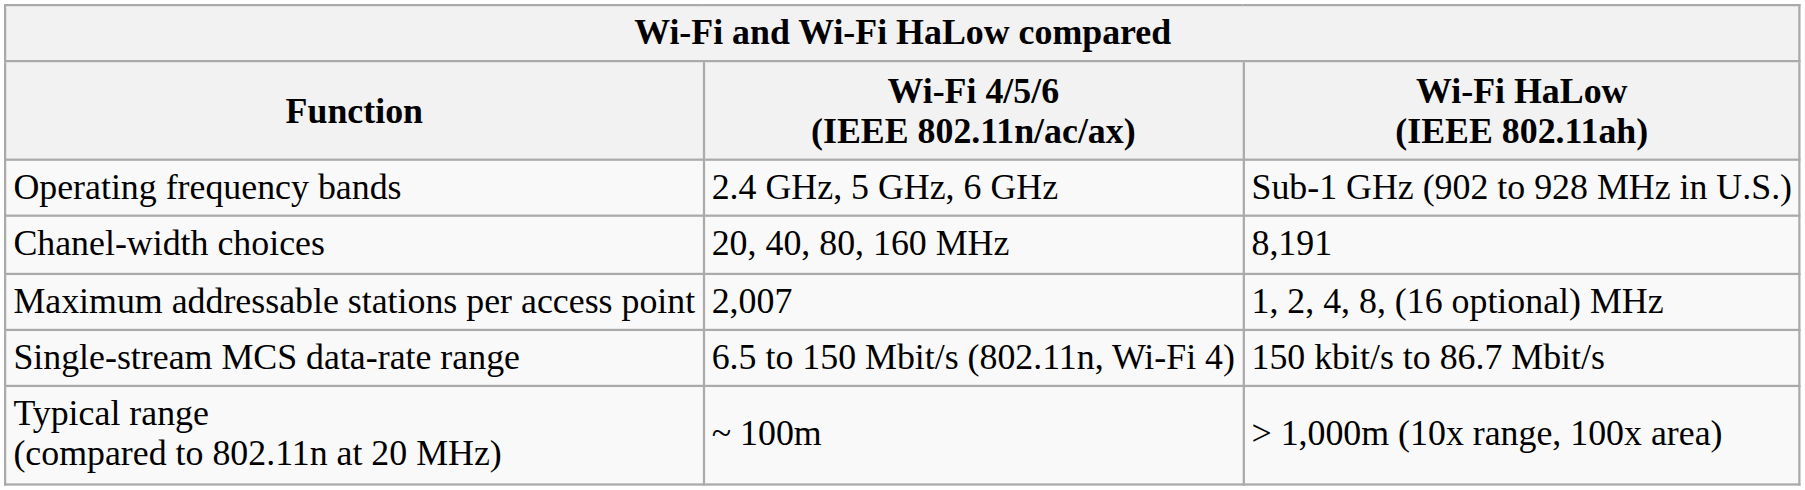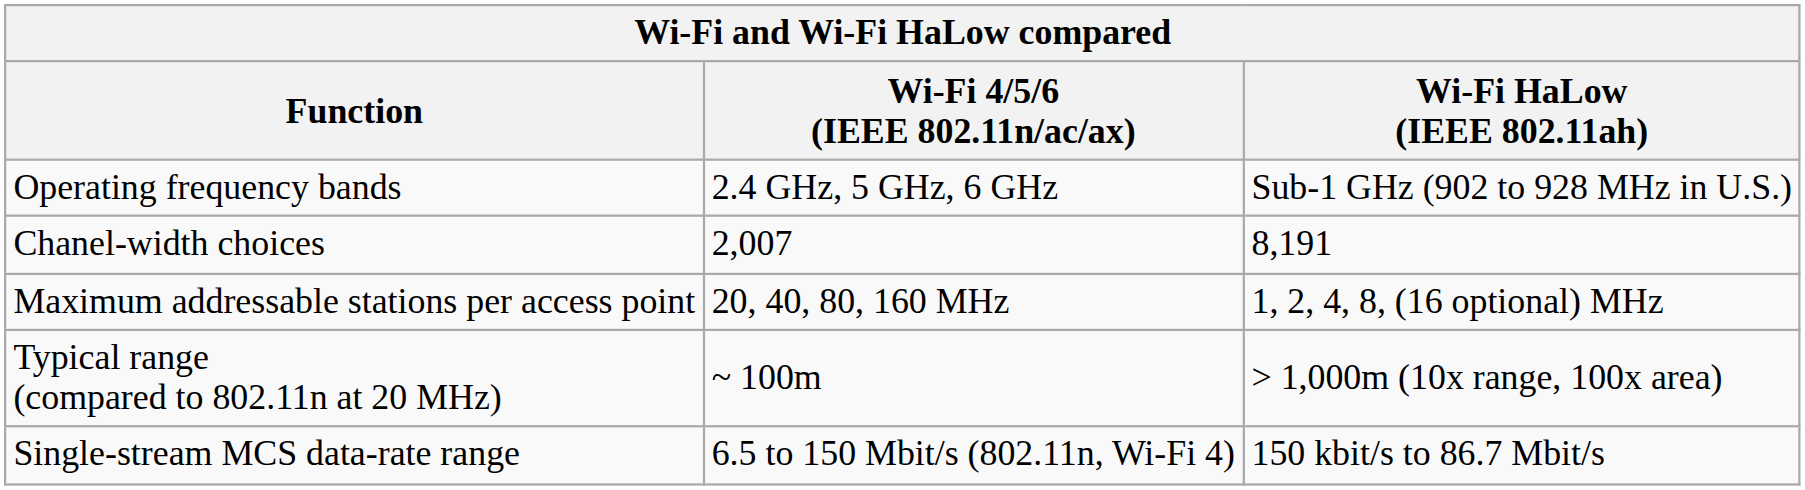(861, 243) 20, 40, 80, 160 MHz -> (752, 243) 2,007
(752, 300) 2,007 -> (861, 300) 20, 40, 80, 160 MHz
rows swapped: (267, 357) <-> (258, 434)
